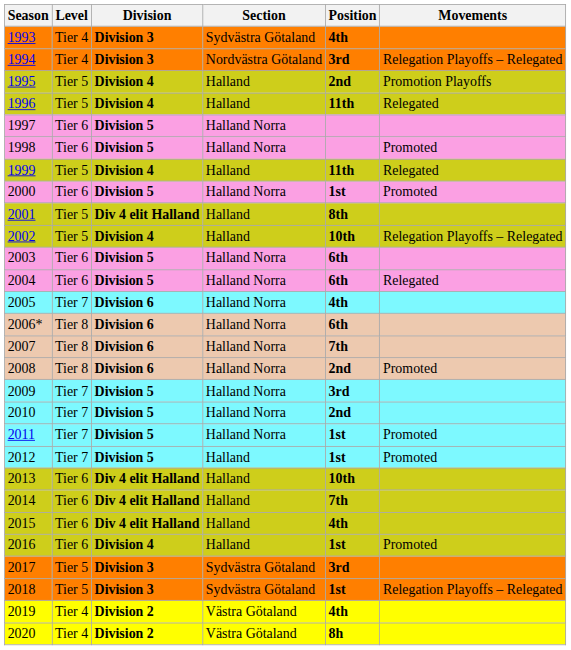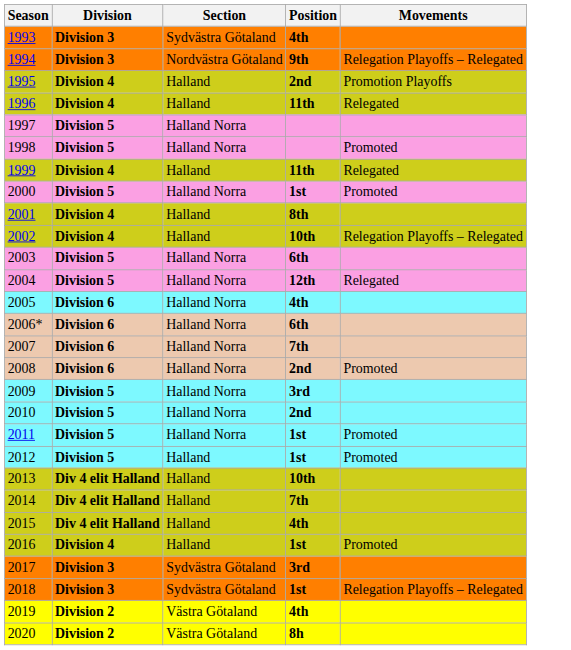- column: (72, 15)
(339, 59) 3rd -> (299, 59) 9th
(147, 214) Div 4 elit Halland -> (85, 214) Division 4
(338, 280) 6th -> (302, 280) 12th
